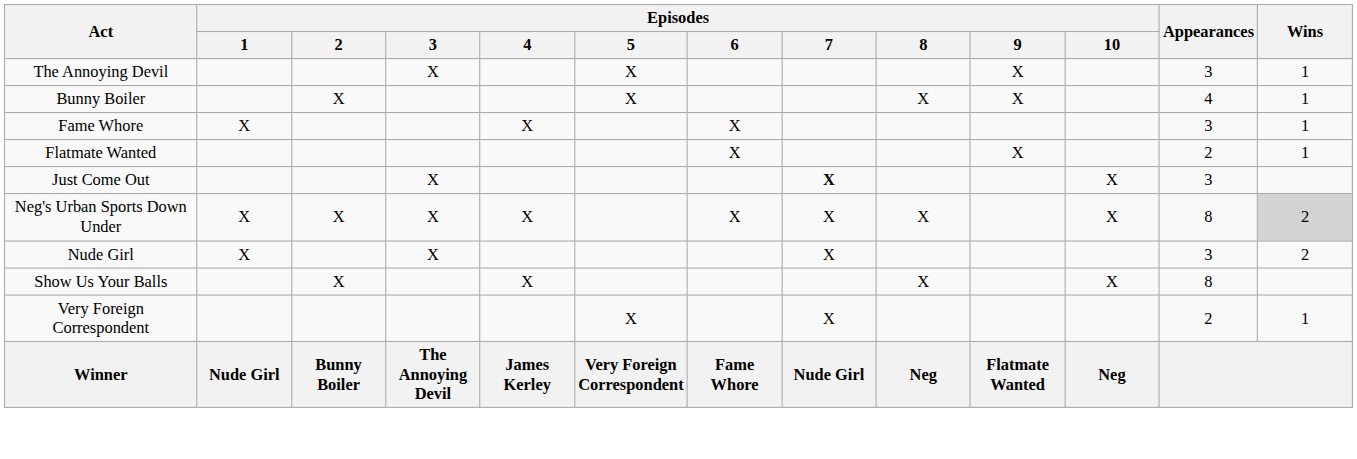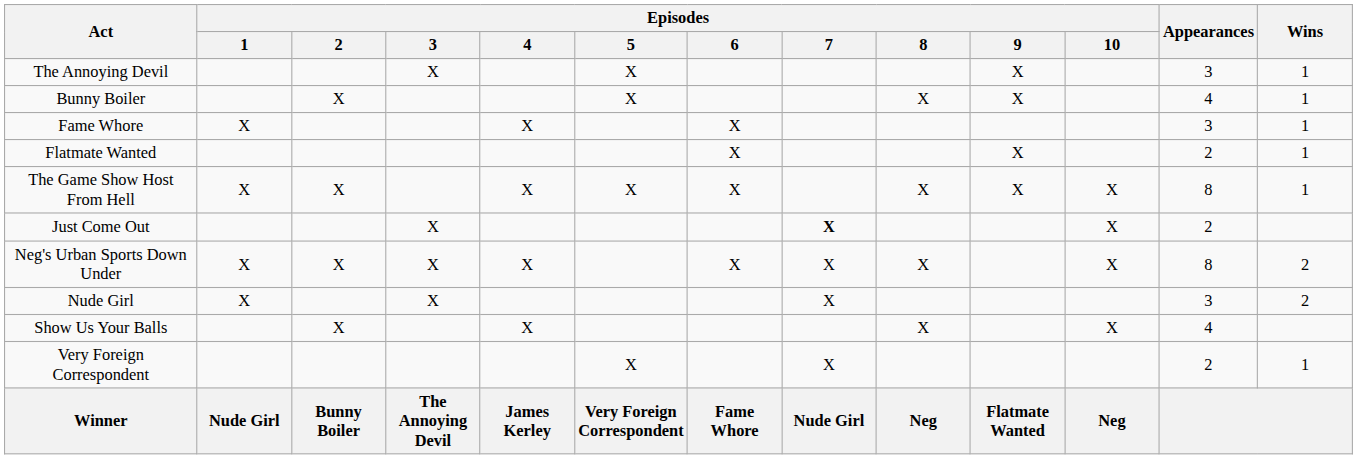+ row: (101, 190)
(1208, 180) 3 -> (1208, 227) 2
(1305, 217) lightgrey background -> (1305, 263) no background
(1208, 281) 8 -> (1208, 327) 4
